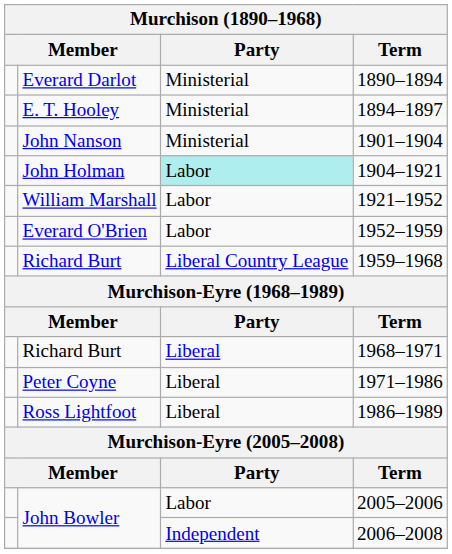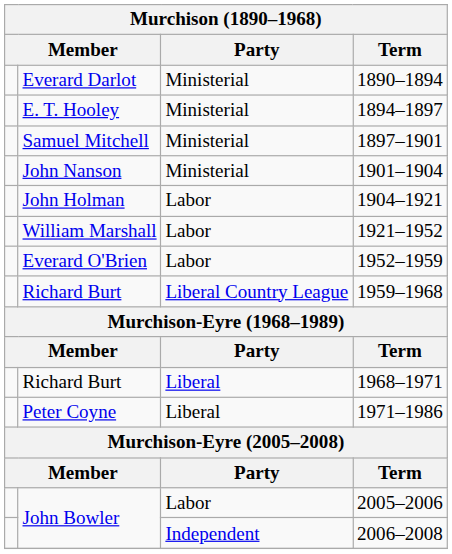+ row: (400, 140)
(188, 170) paleturquoise background -> (188, 200) no background
- row: (400, 412)
